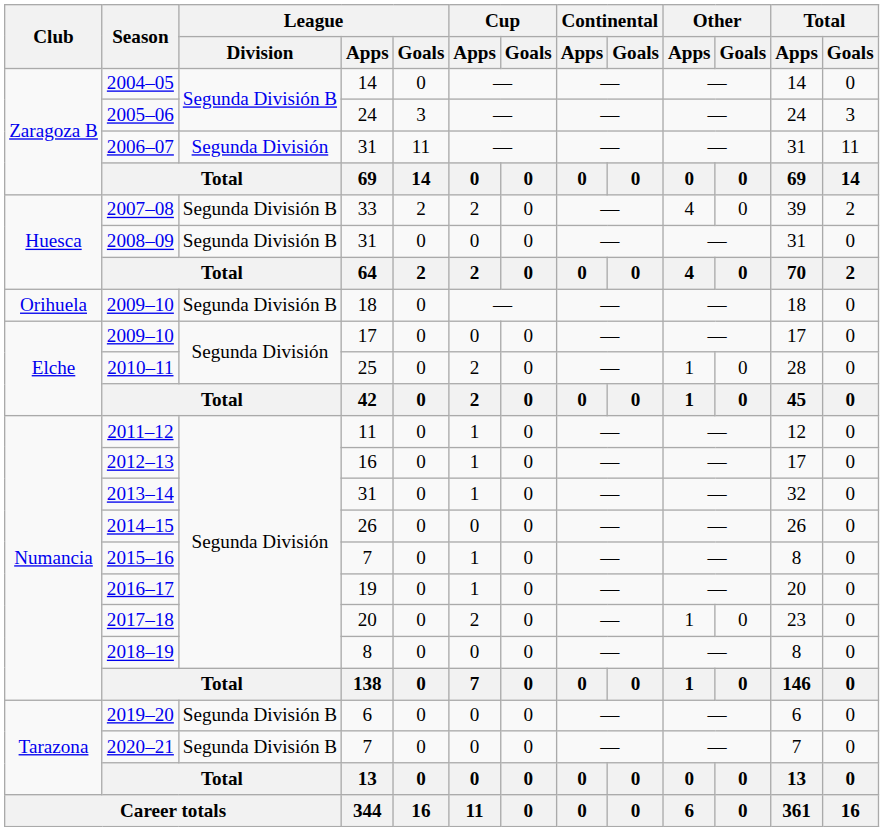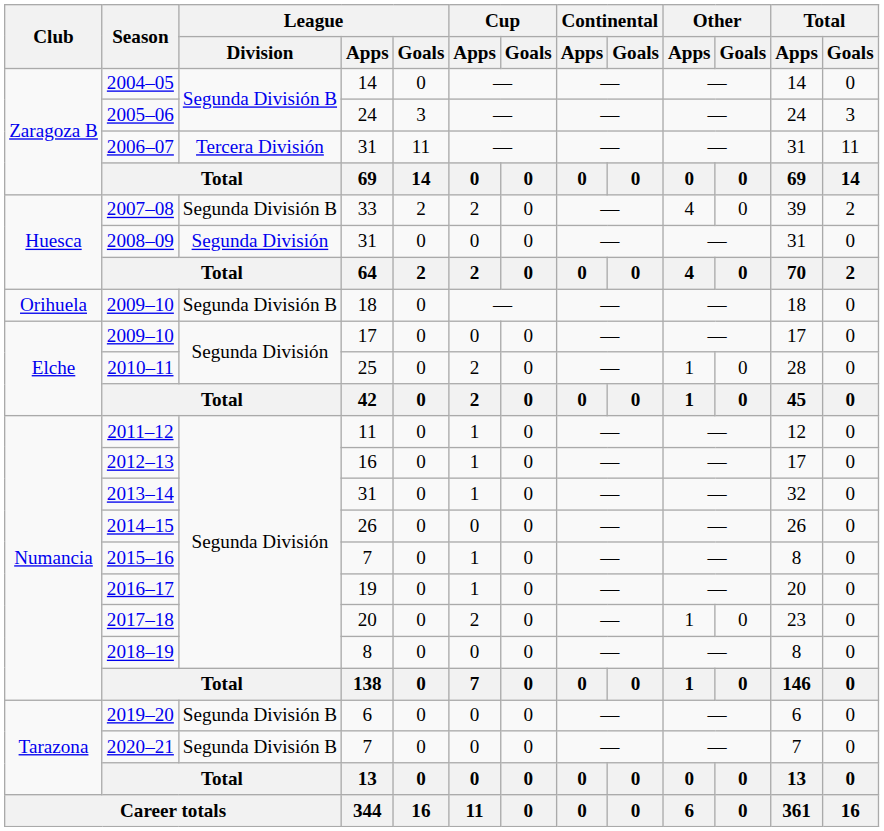(260, 147) Segunda División -> (260, 147) Tercera División
(260, 241) Segunda División B -> (260, 241) Segunda División
